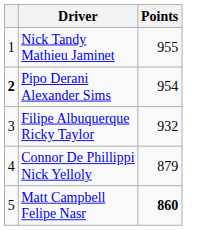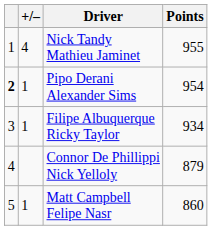+ column: (31, 16)
(168, 126) 932 -> (193, 126) 934
(168, 206) bold -> (193, 206) normal
